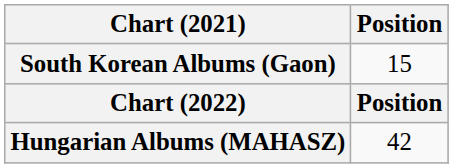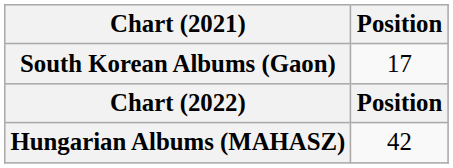(400, 63) 15 -> (400, 63) 17
